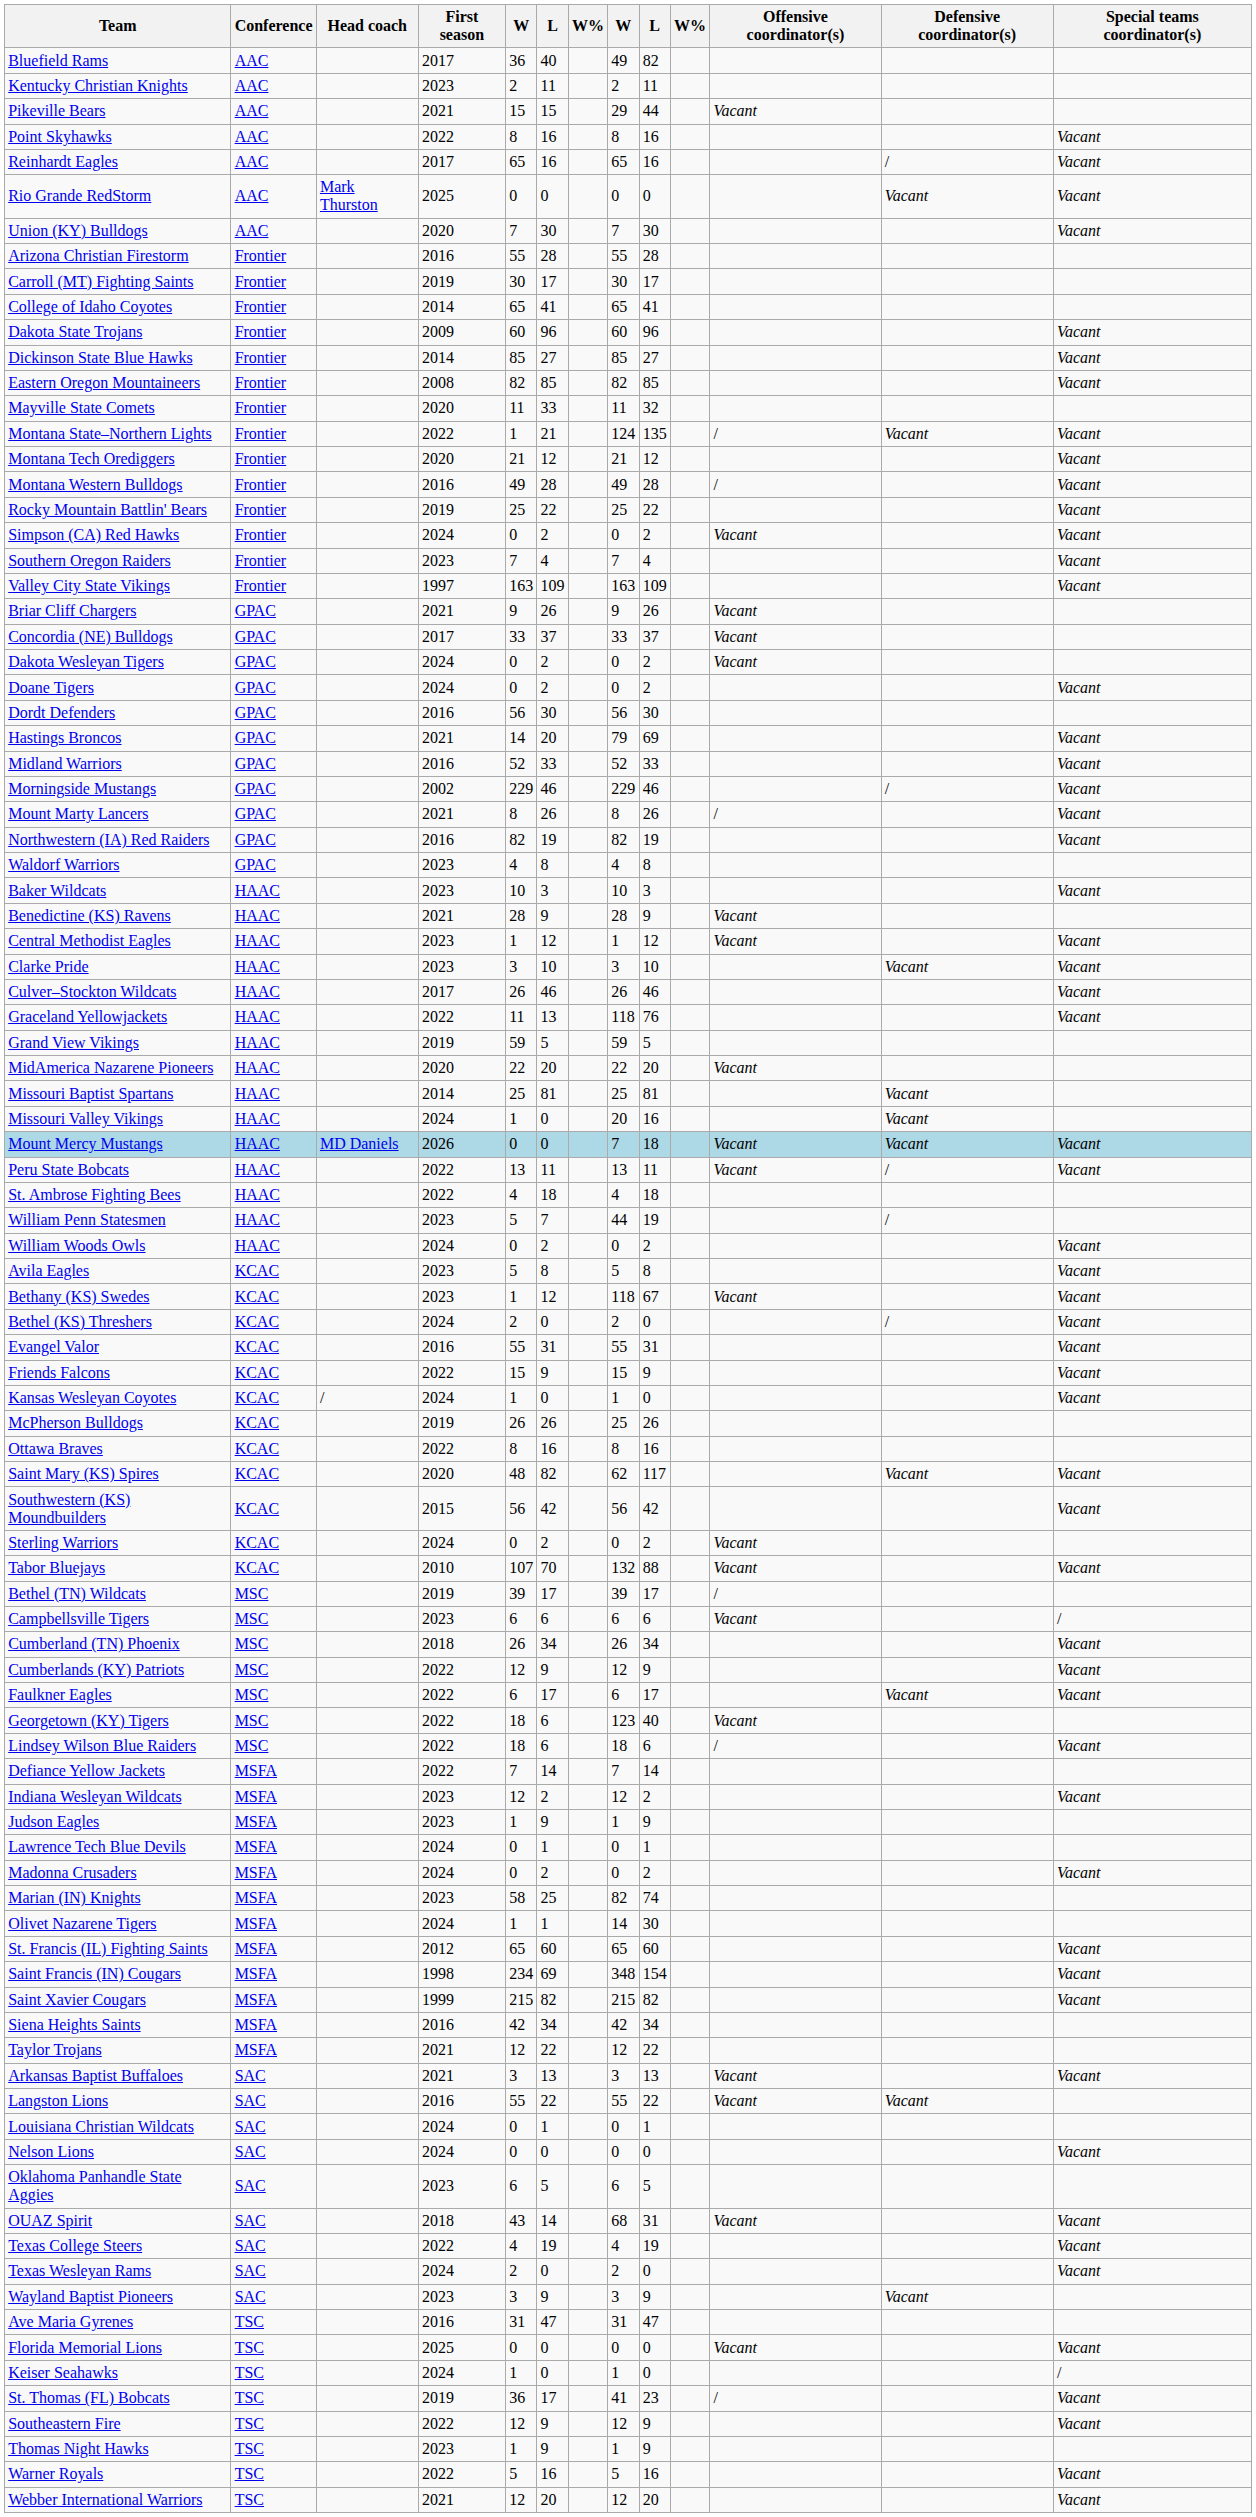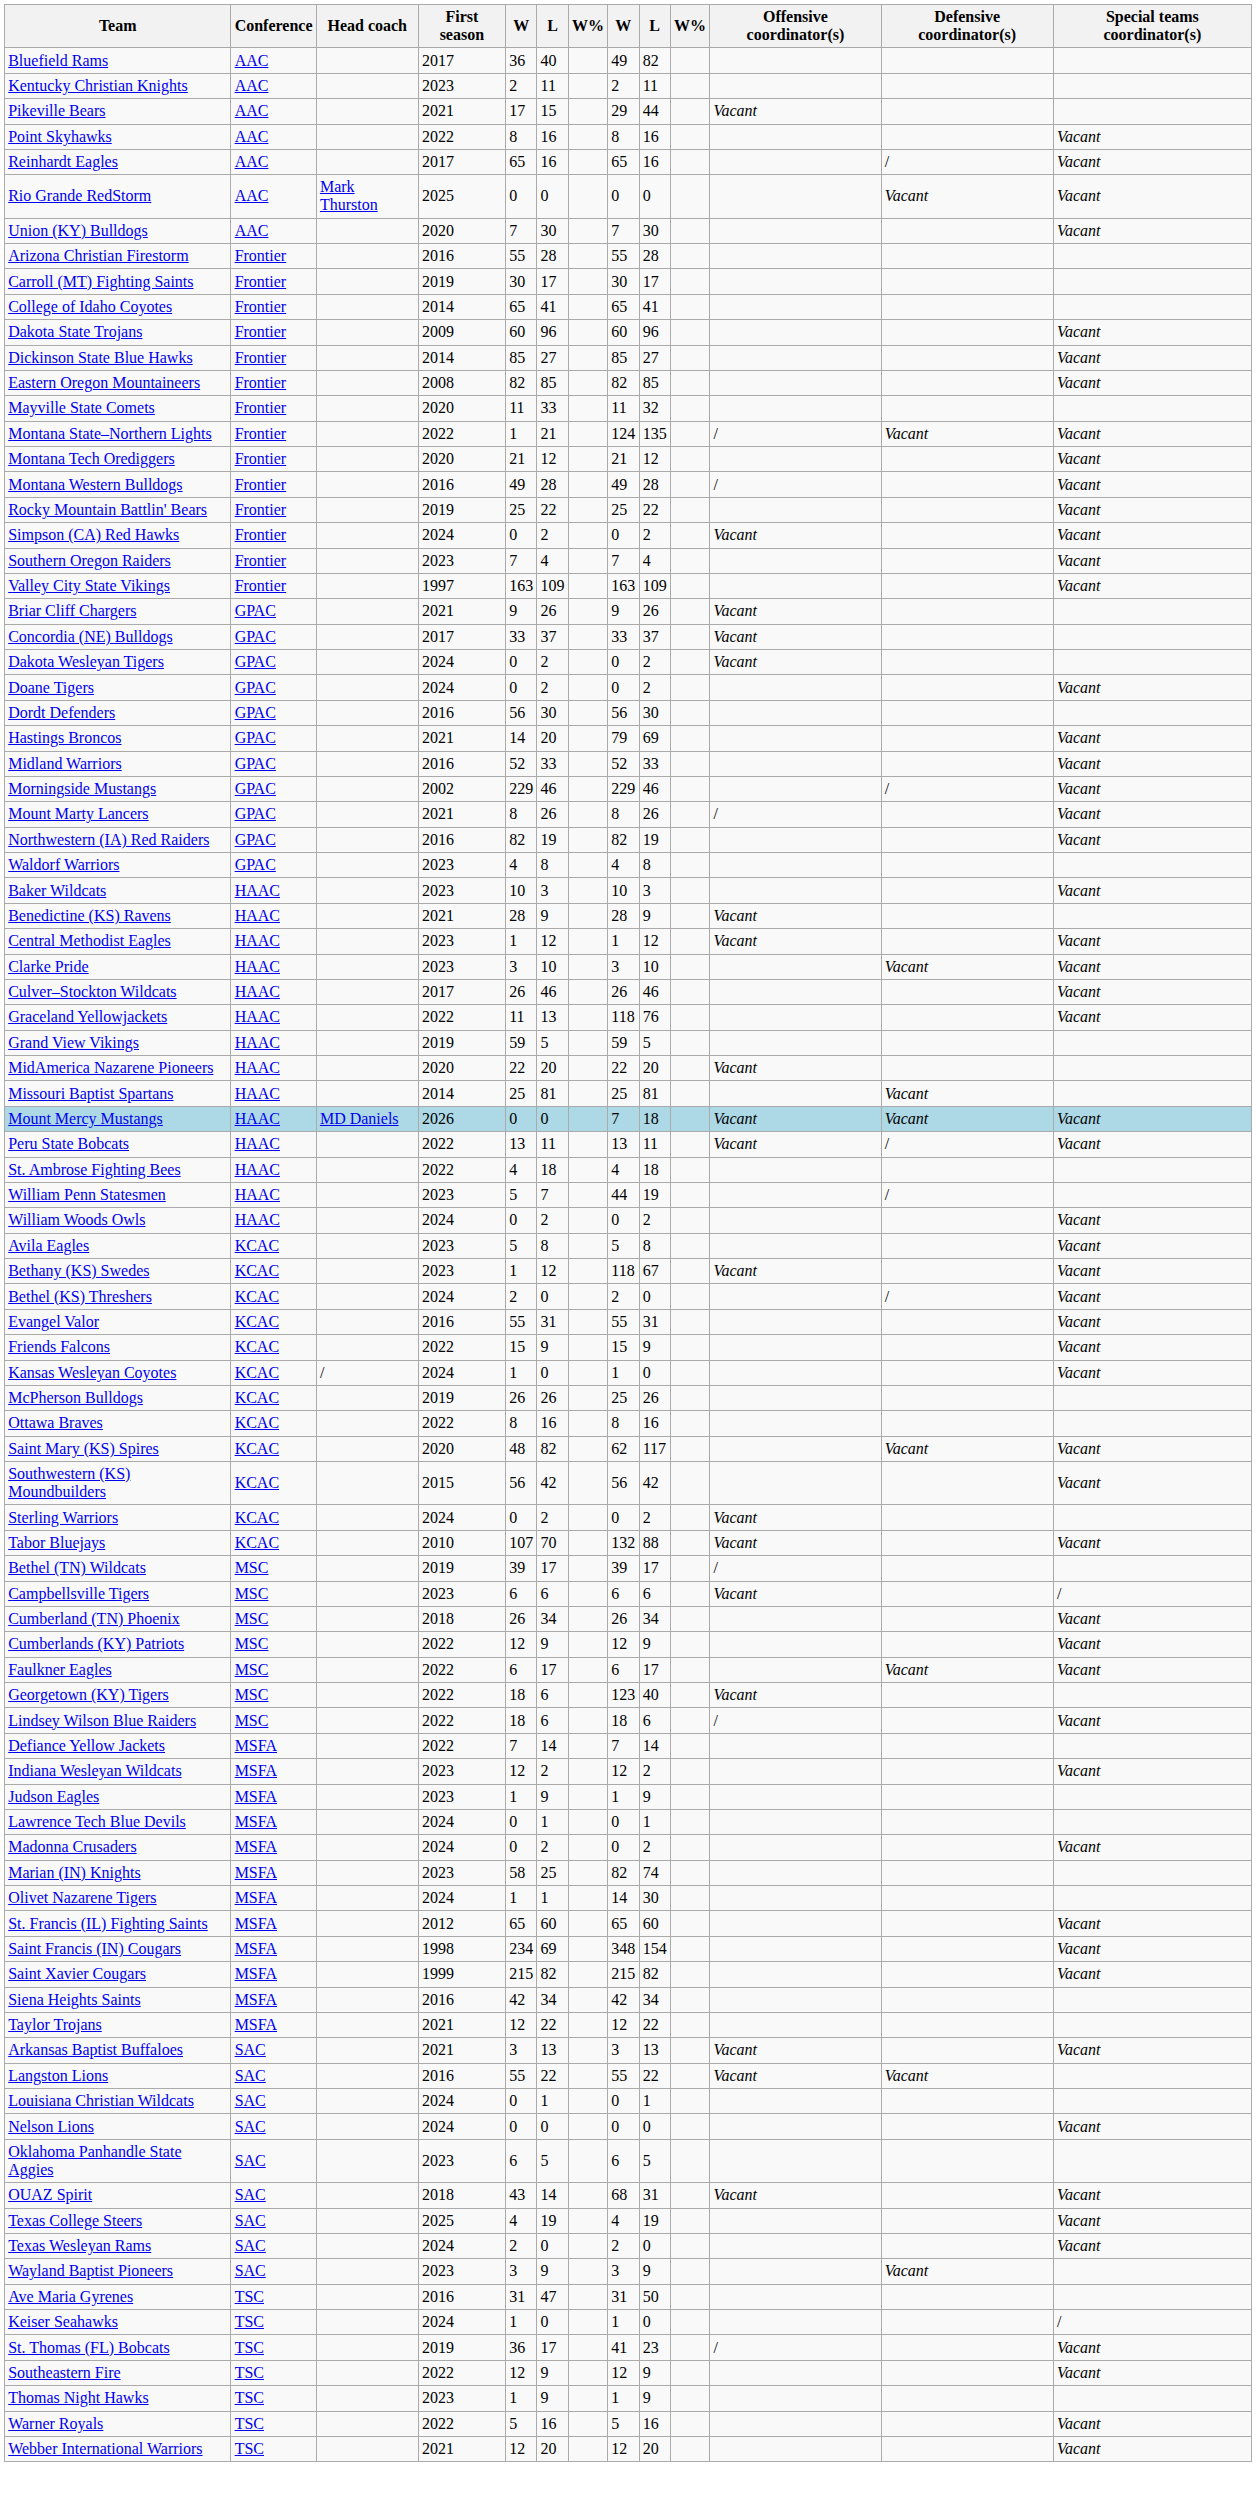(517, 111) 15 -> (517, 111) 17
- row: (86, 1118)
(438, 2246) 2022 -> (438, 2220) 2025
(651, 2322) 47 -> (651, 2296) 50
- row: (85, 2347)
